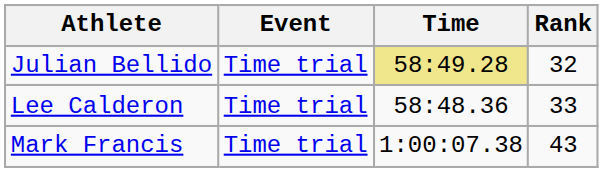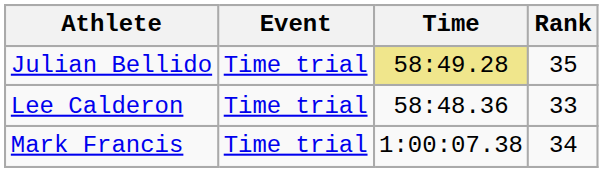(563, 65) 32 -> (563, 65) 35
(563, 146) 43 -> (563, 146) 34
